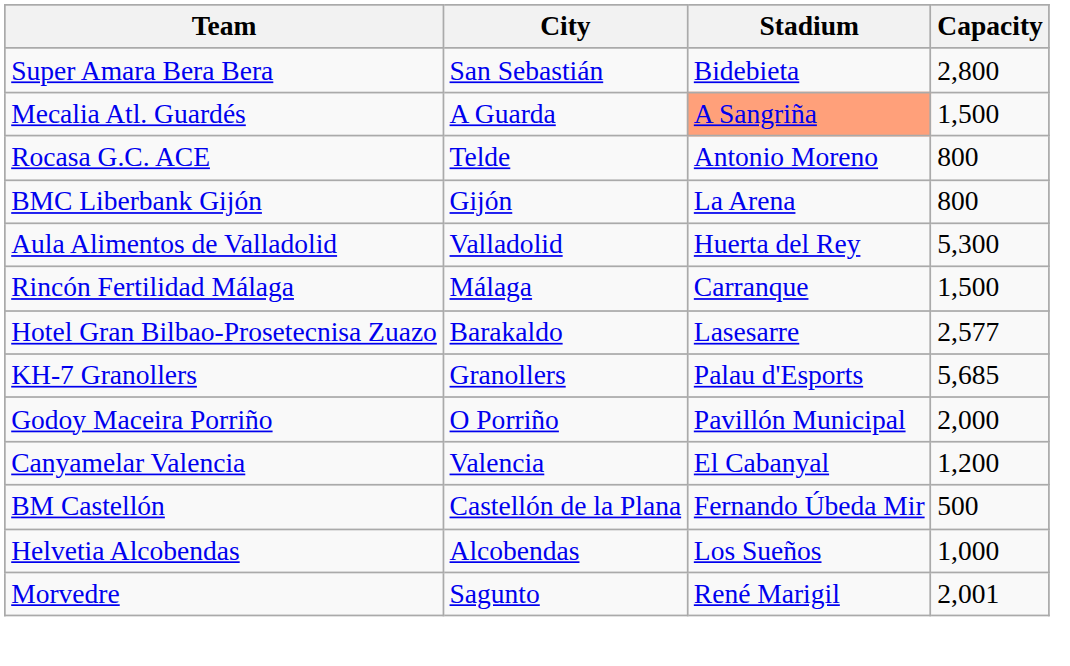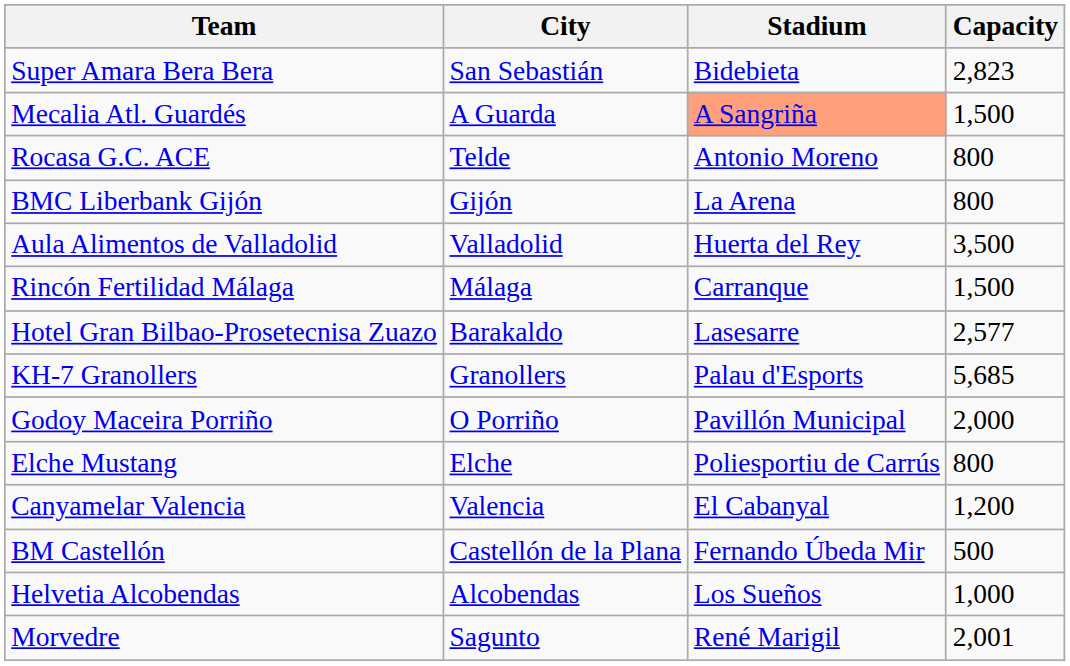(968, 69) 2,800 -> (984, 69) 2,823
(968, 244) 5,300 -> (984, 244) 3,500
+ row: (94, 462)
